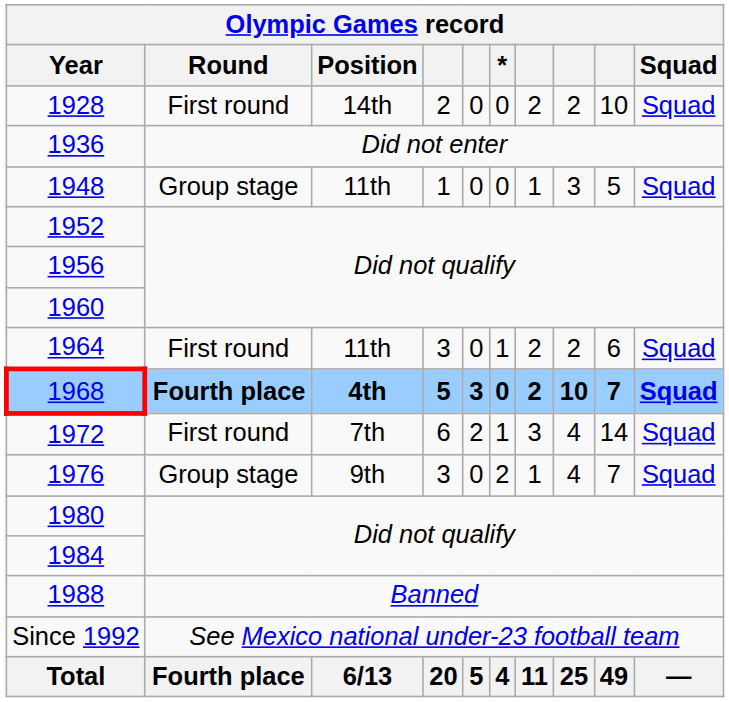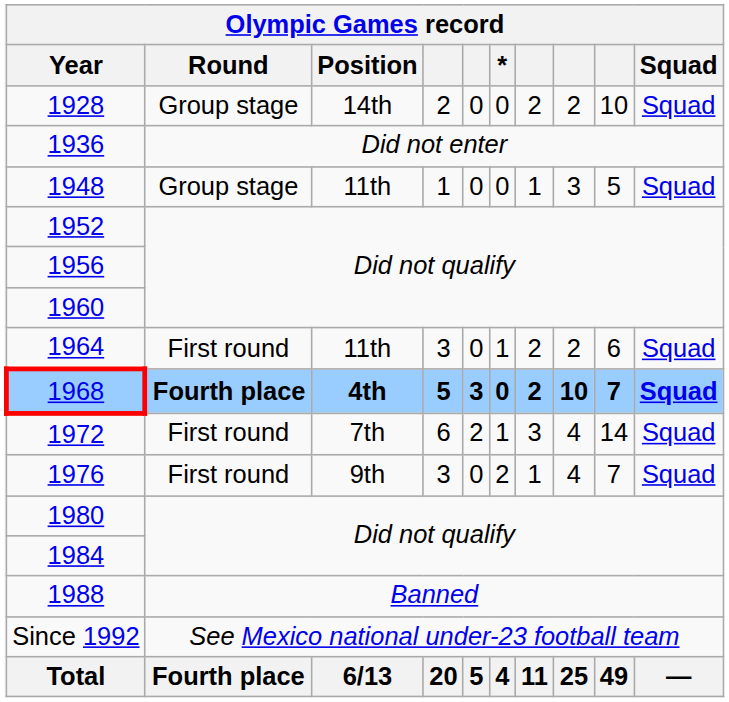(228, 105) First round -> (228, 105) Group stage
(228, 474) Group stage -> (228, 474) First round
